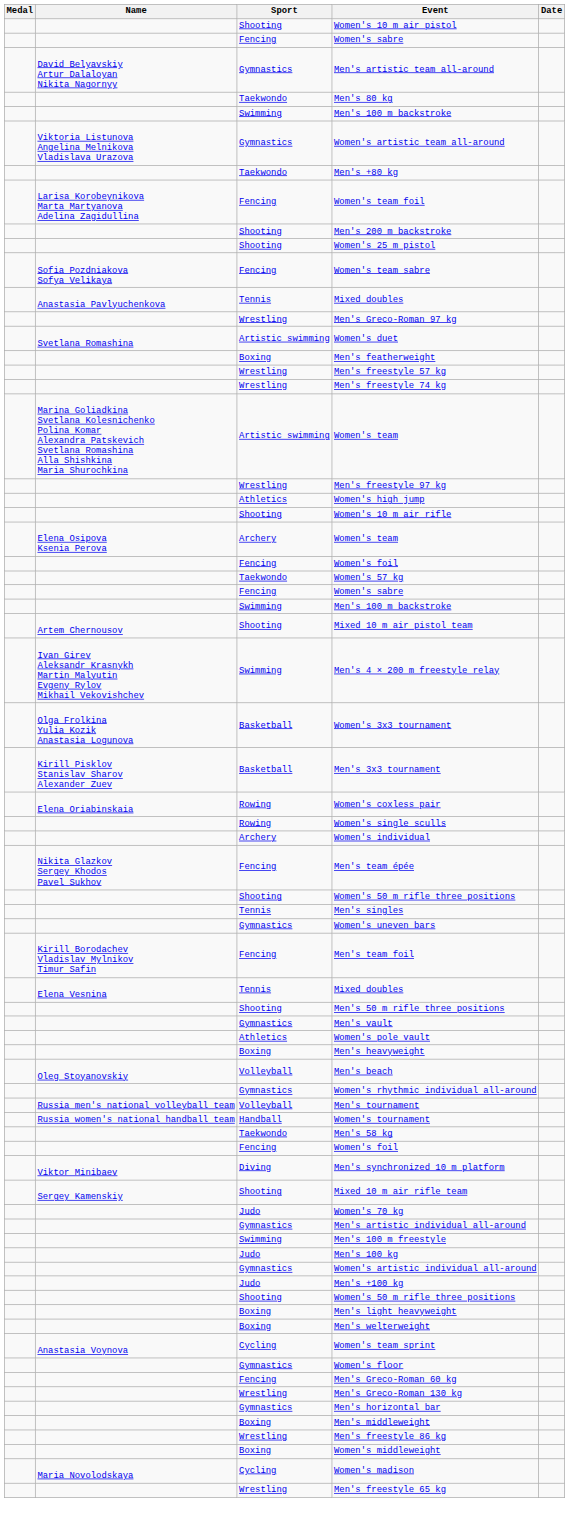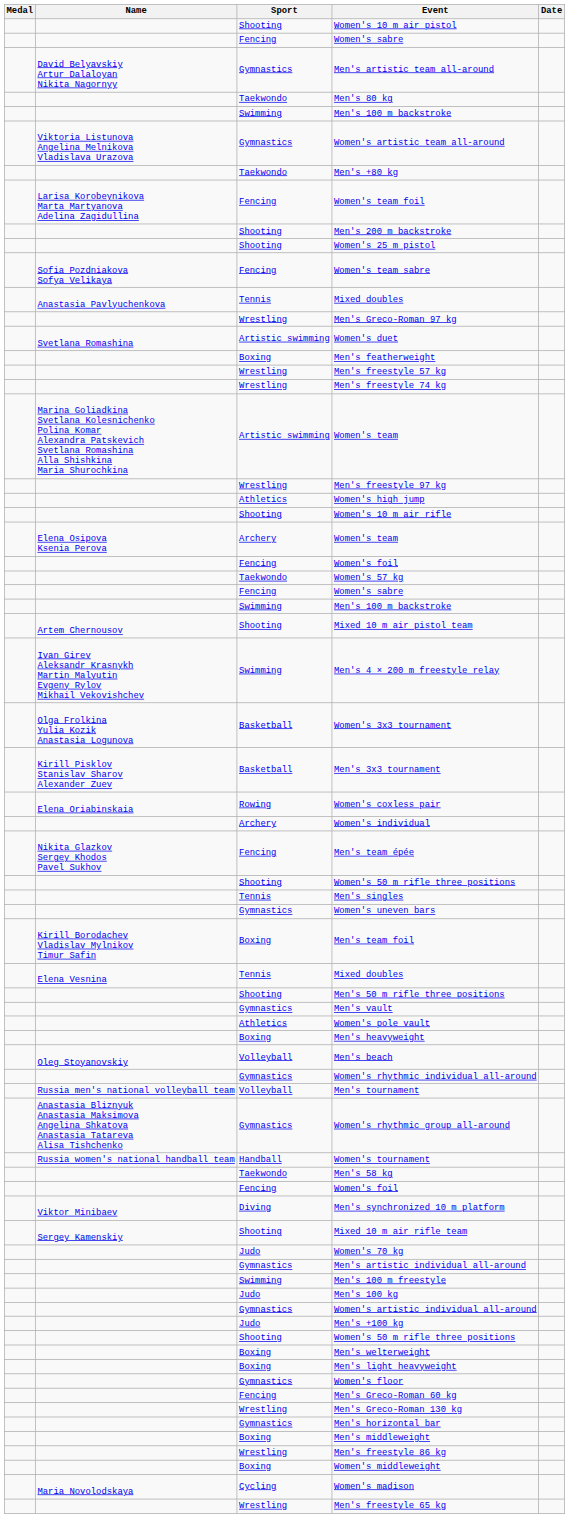- row: (136, 824)
(258, 956) Fencing -> (255, 941) Boxing
+ row: (88, 1126)
rows swapped: (136, 1312) <-> (136, 1327)
- row: (83, 1351)
